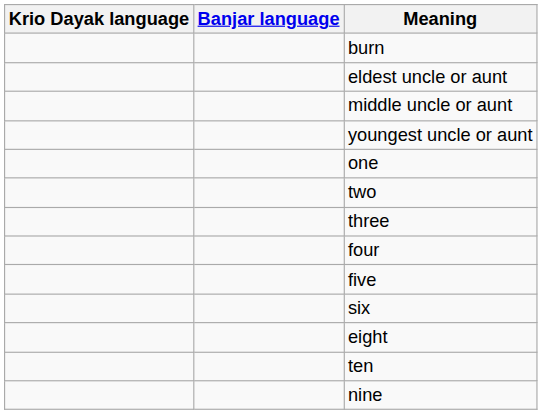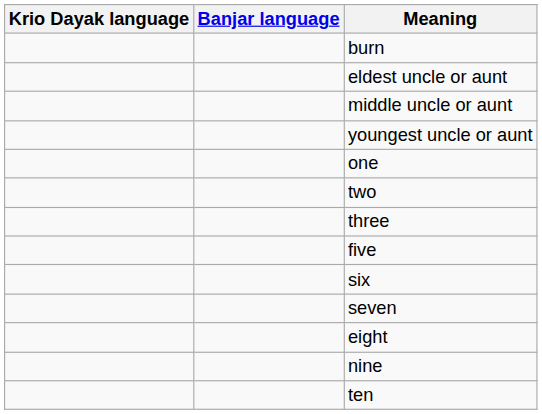- row: (364, 250)
+ row: (372, 308)
rows swapped: (365, 395) <-> (361, 366)
